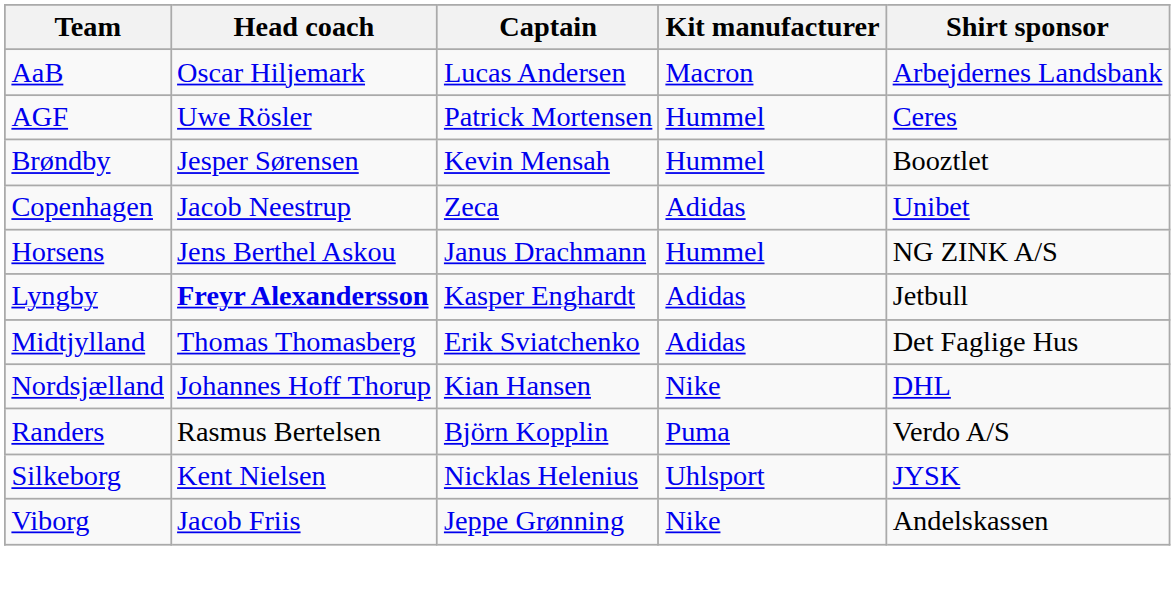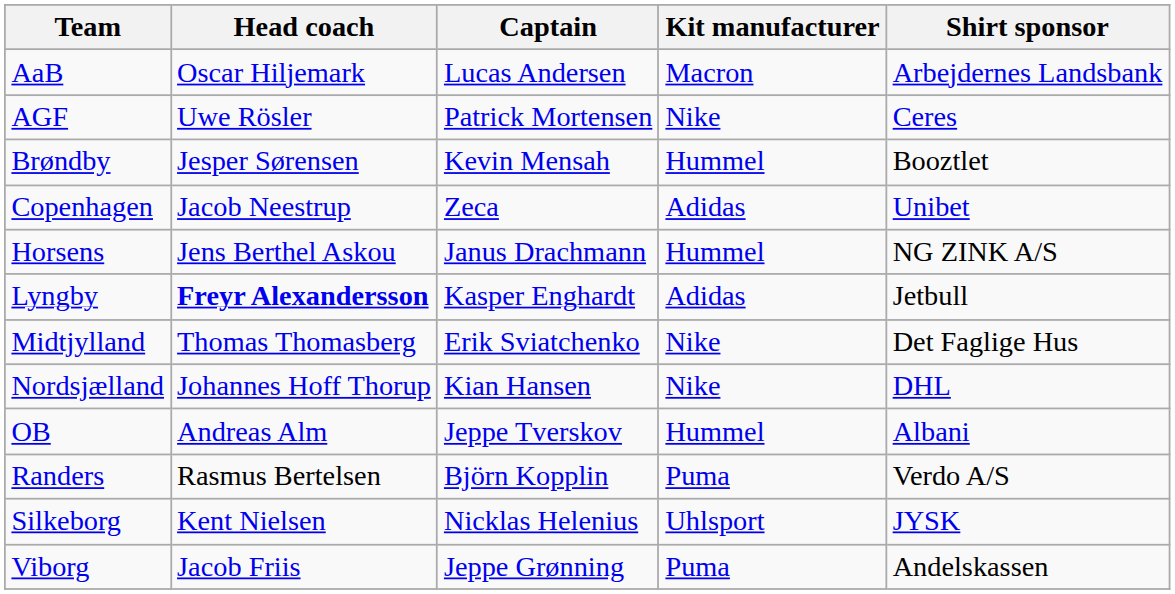(715, 116) Hummel -> (693, 116) Nike
(706, 341) Adidas -> (693, 341) Nike
+ row: (31, 431)
(693, 521) Nike -> (698, 565) Puma
